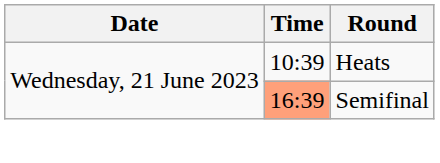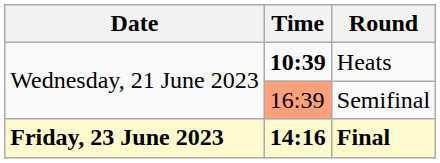(297, 61) normal -> (298, 61) bold
+ row: (364, 137)
